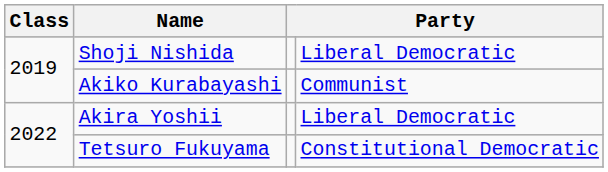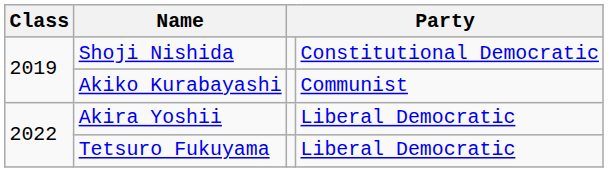(408, 53) Liberal Democratic -> (450, 53) Constitutional Democratic
(450, 151) Constitutional Democratic -> (408, 151) Liberal Democratic
